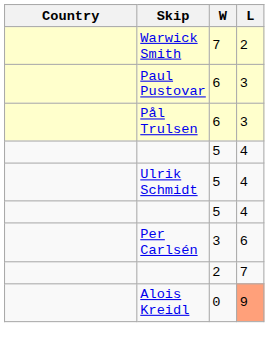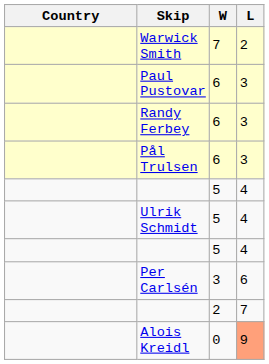+ row: (165, 122)
